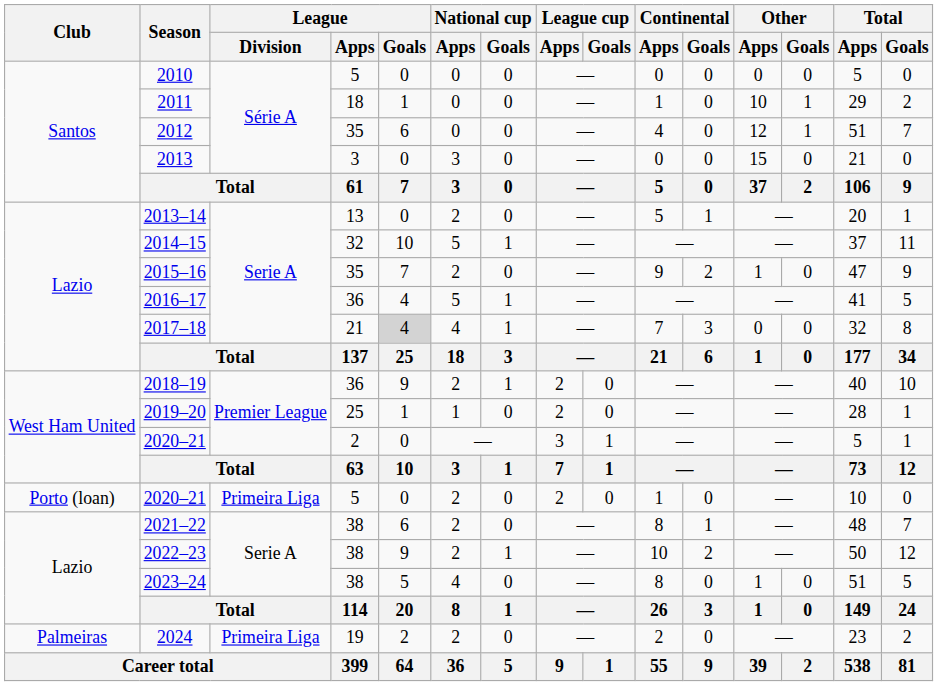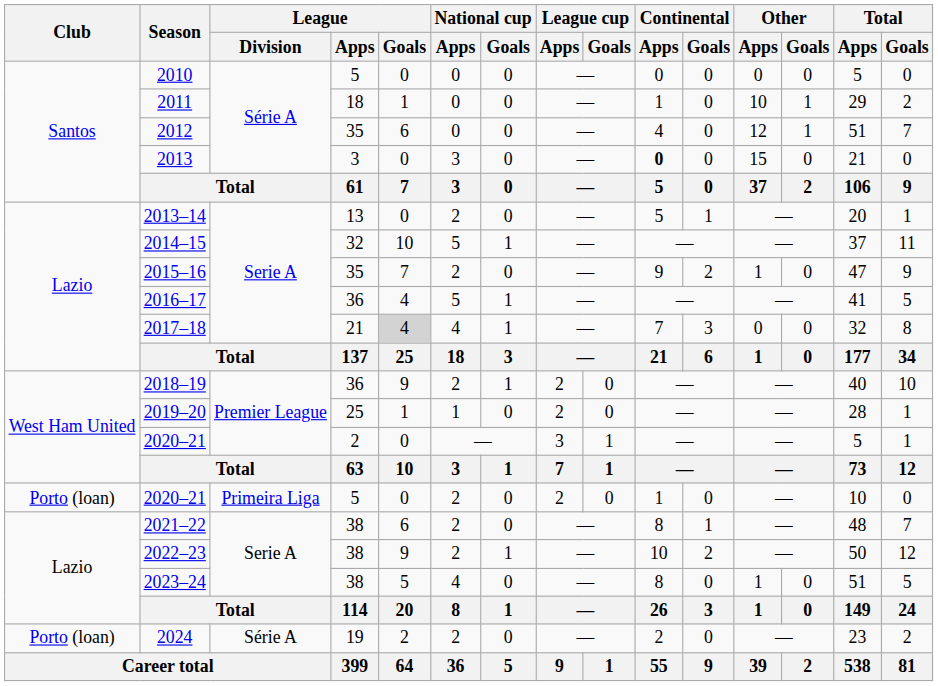(659, 159) normal -> (659, 159) bold
(72, 638) Palmeiras -> (72, 638) Porto (loan)
(270, 638) Primeira Liga -> (270, 638) Série A
